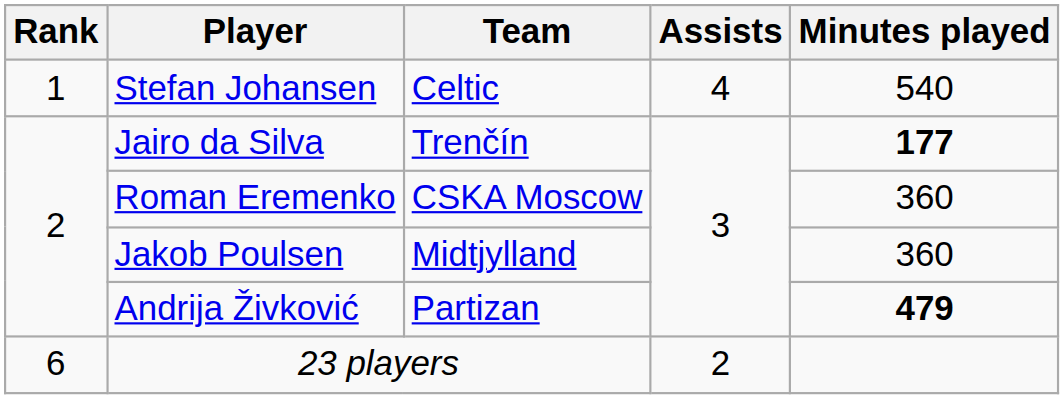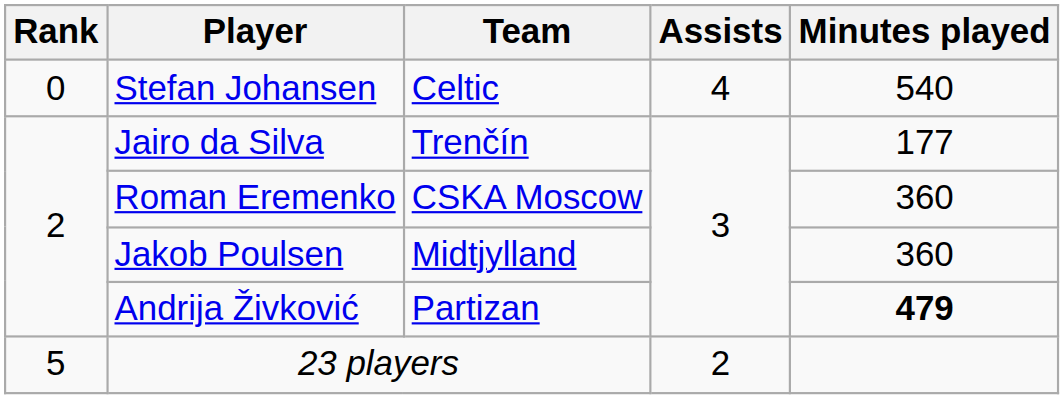(56, 87) 1 -> (56, 87) 0
(925, 142) bold -> (925, 142) normal
(56, 364) 6 -> (56, 364) 5
